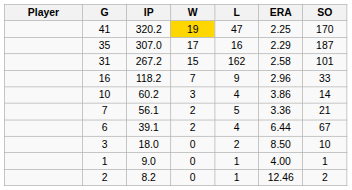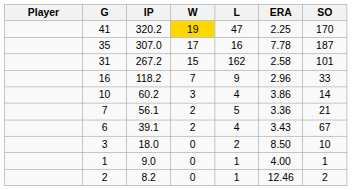(281, 45) 2.29 -> (281, 45) 7.78
(281, 128) 6.44 -> (281, 128) 3.43
